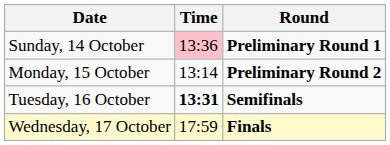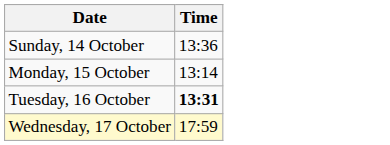- column: (304, 18)
(198, 45) pink background -> (198, 45) no background
